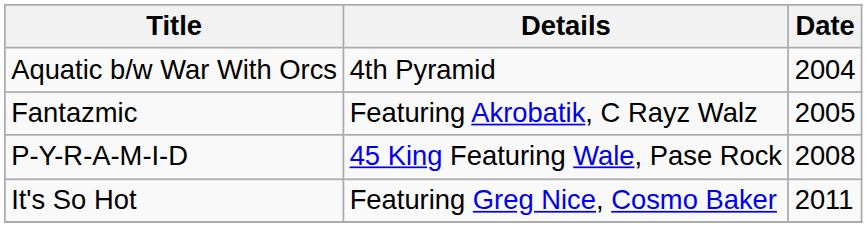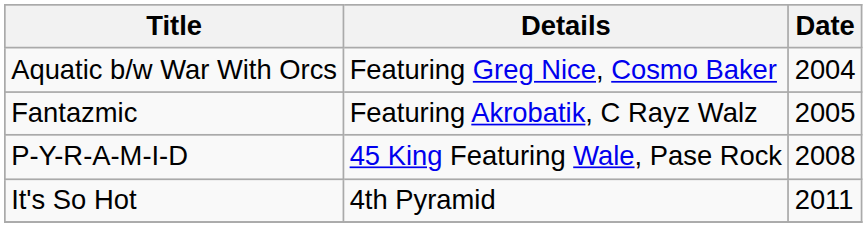(423, 69) 4th Pyramid -> (563, 69) Featuring Greg Nice, Cosmo Baker
(563, 199) Featuring Greg Nice, Cosmo Baker -> (423, 199) 4th Pyramid
